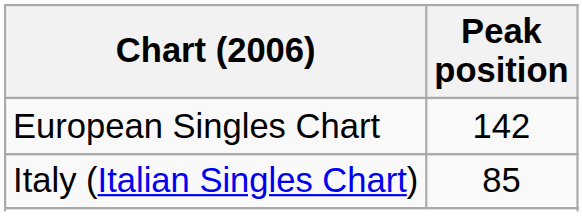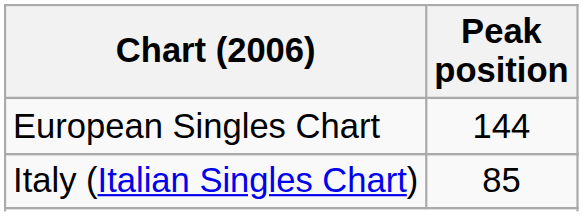(501, 125) 142 -> (501, 125) 144
